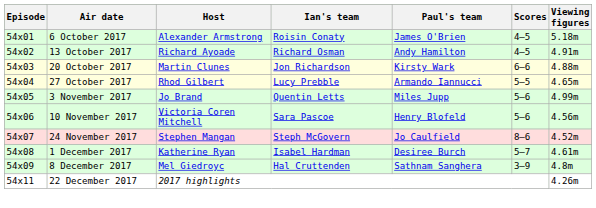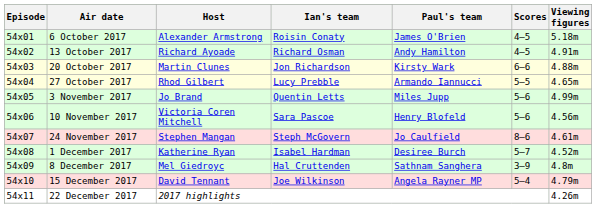(565, 137) 4.52m -> (565, 137) 4.61m
(565, 151) 4.61m -> (565, 151) 4.52m
+ row: (93, 181)
